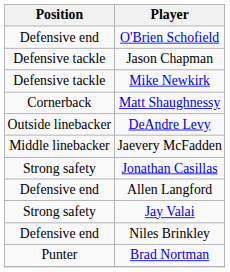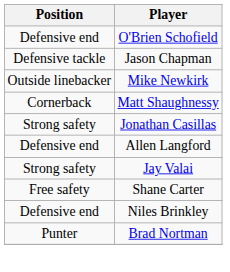(59, 80) Defensive tackle -> (59, 80) Outside linebacker
- row: (170, 124)
- row: (170, 146)
+ row: (168, 189)
